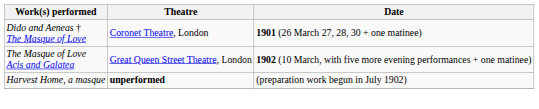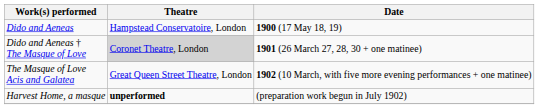+ row: (40, 27)
(159, 33) no background -> (159, 48) lightgrey background
